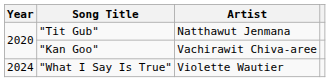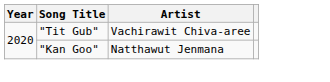(234, 31) Natthawut Jenmana -> (181, 31) Vachirawit Chiva-aree
(247, 49) Vachirawit Chiva-aree -> (167, 49) Natthawut Jenmana
- row: (105, 67)
